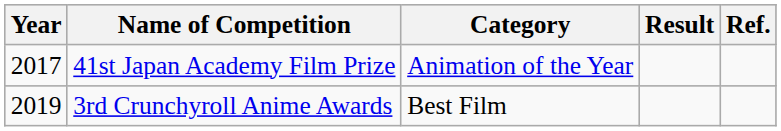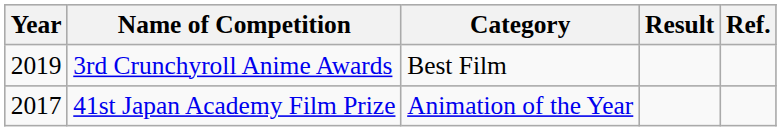rows swapped: (234, 65) <-> (233, 105)
